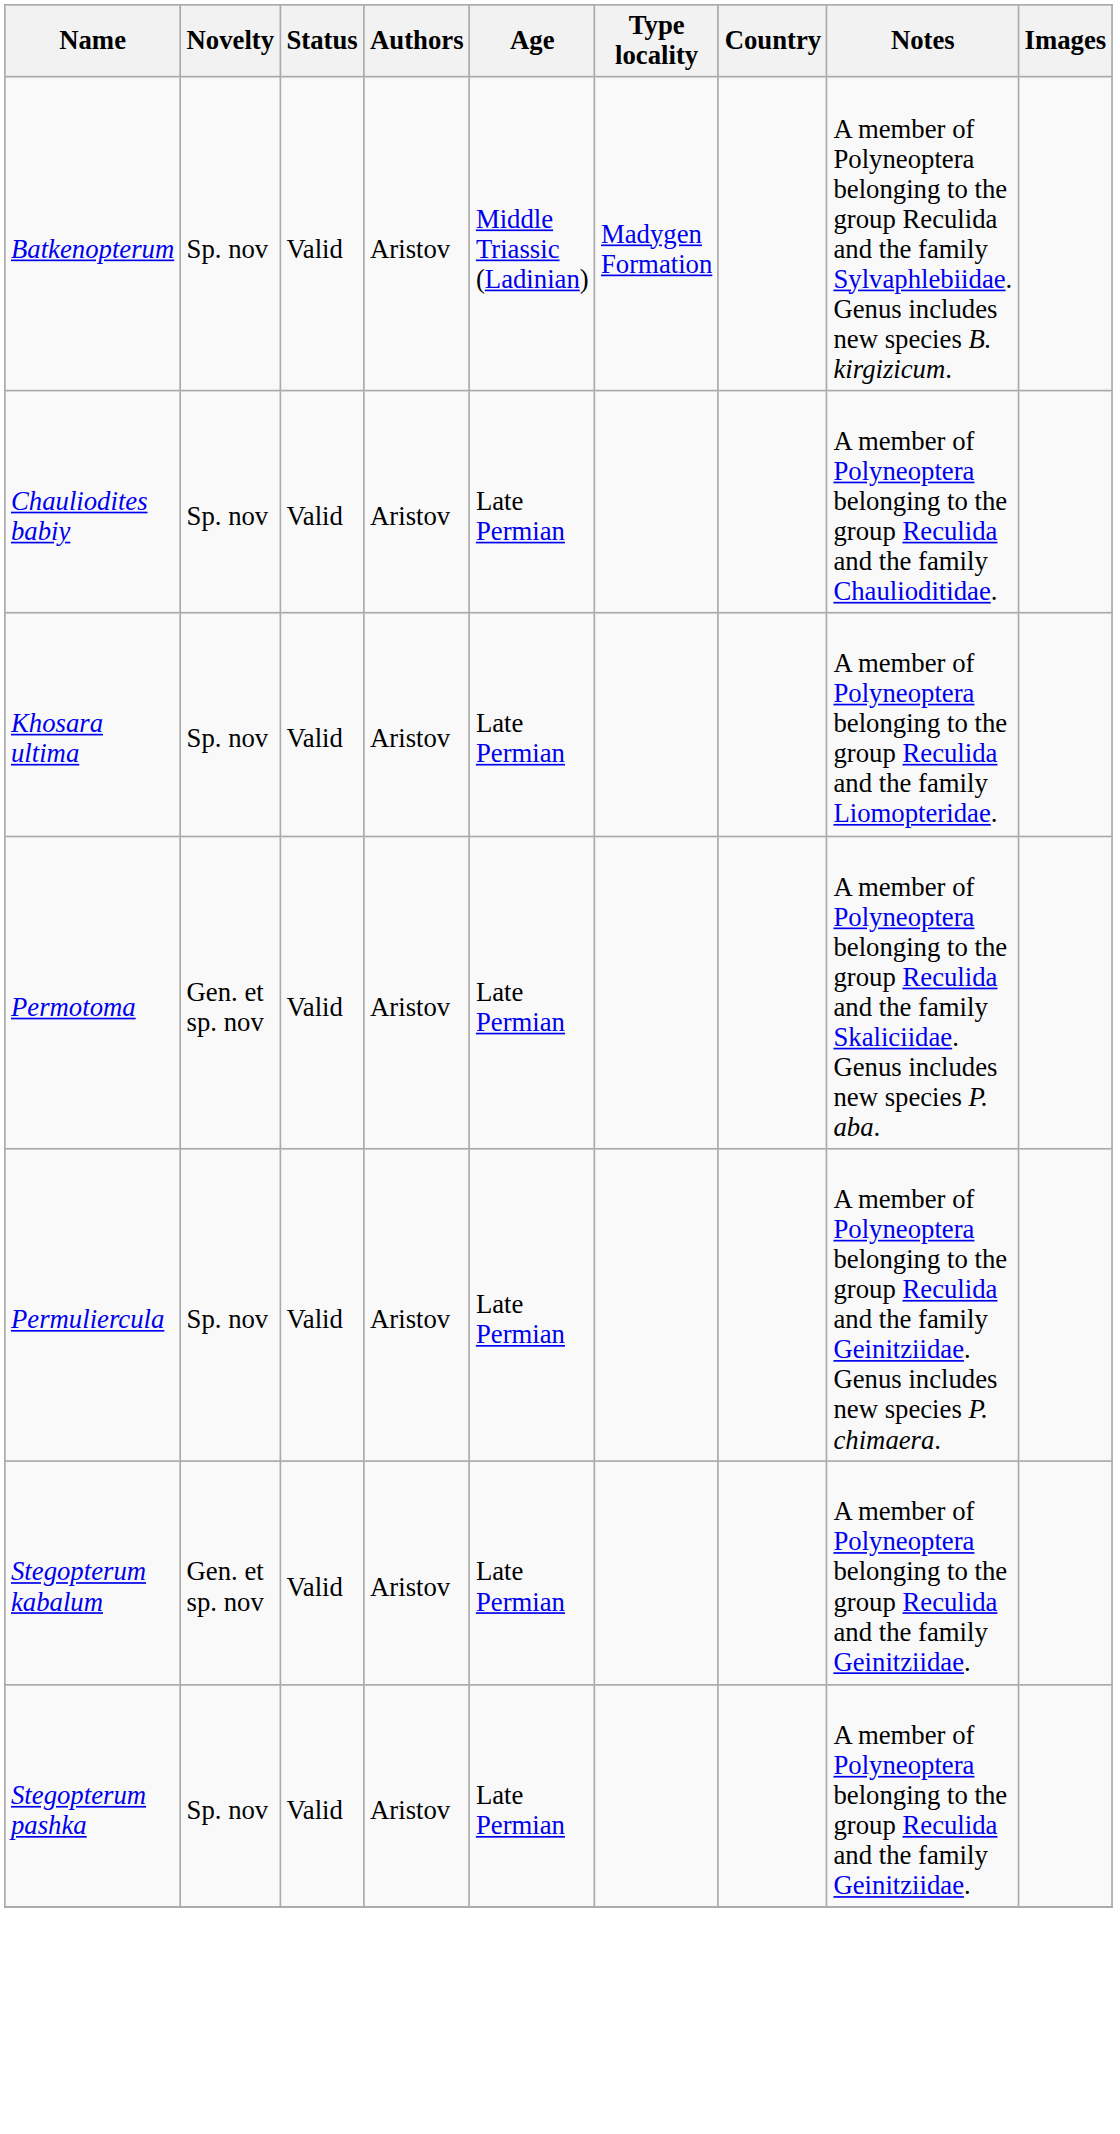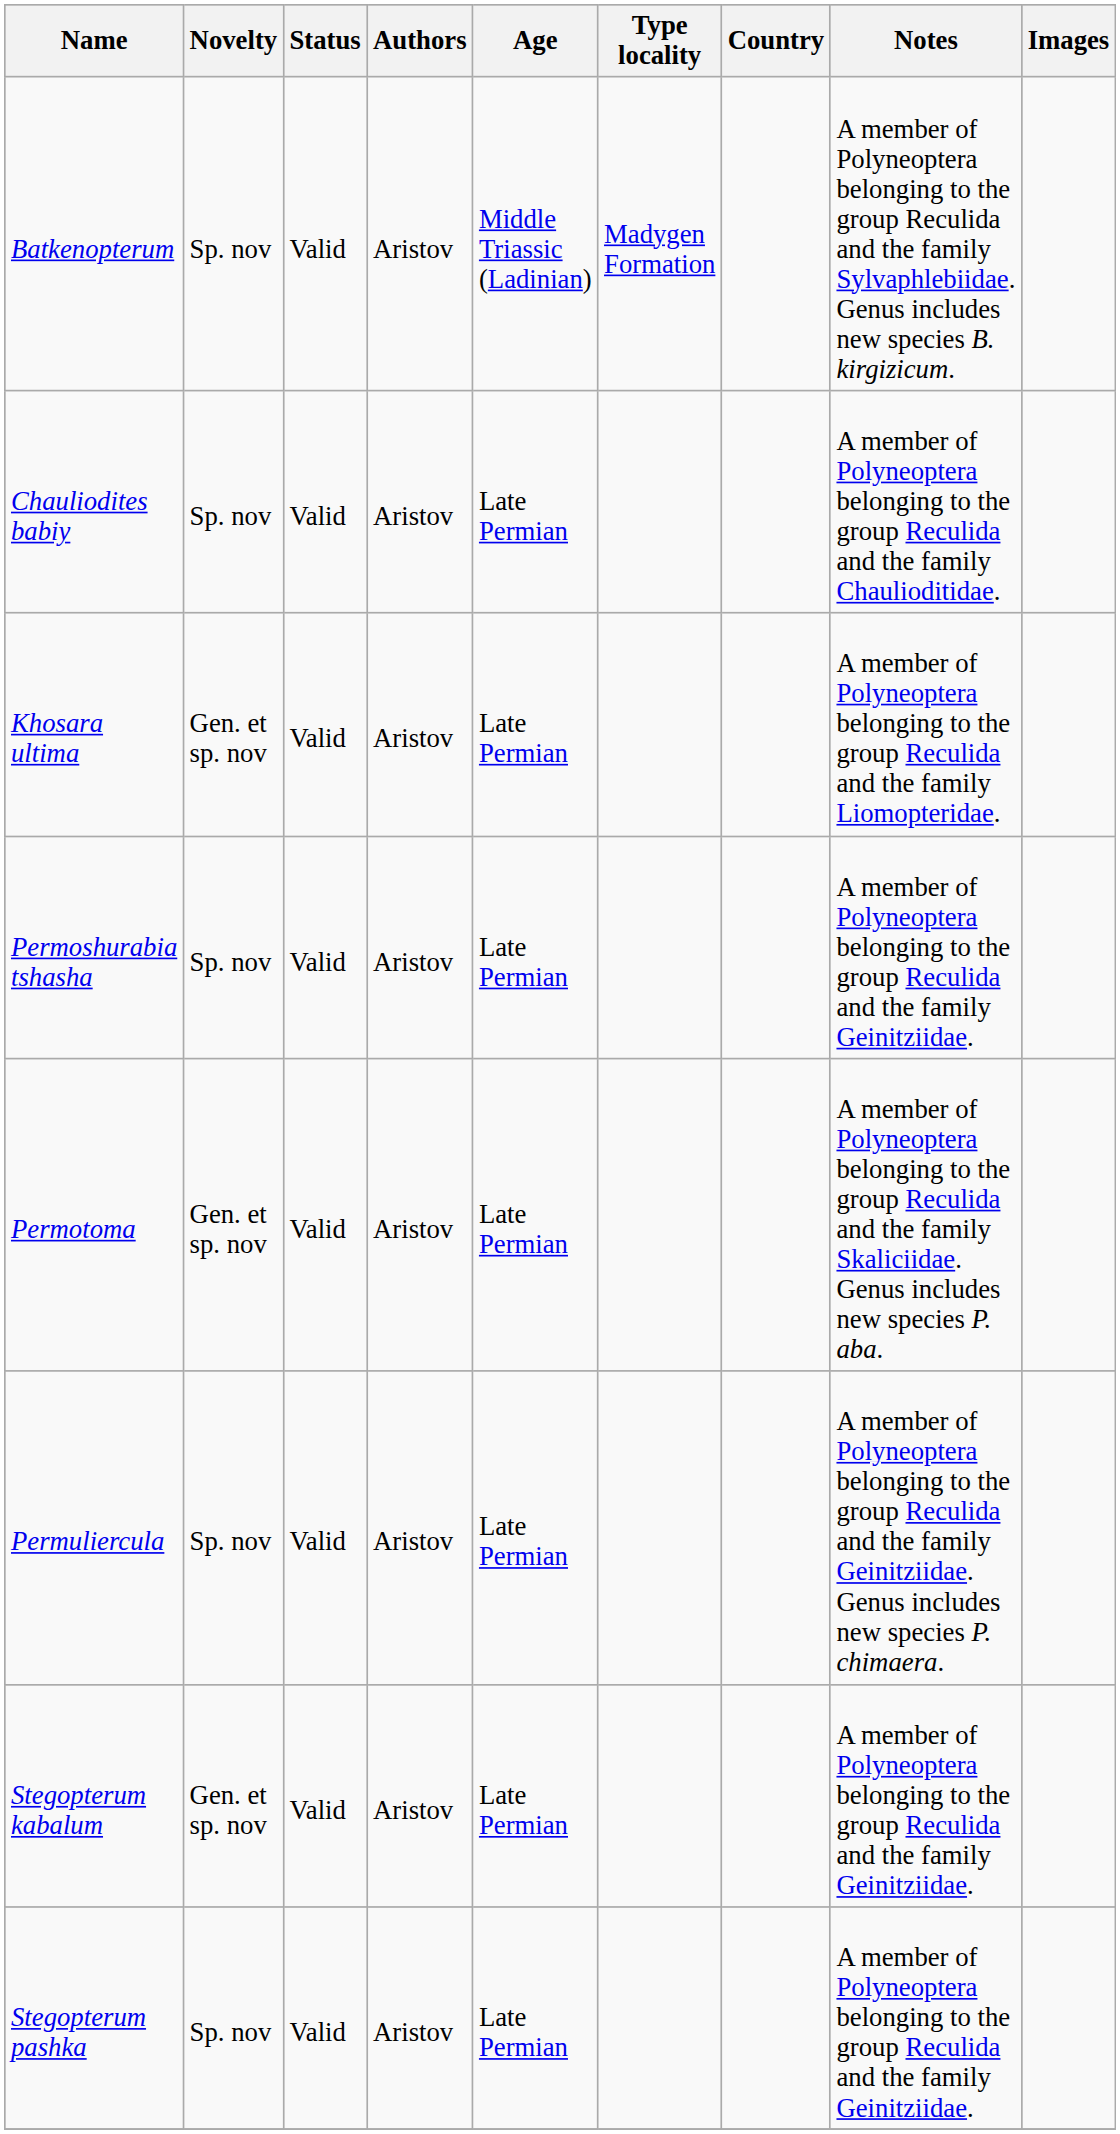(227, 738) Sp. nov -> (228, 738) Gen. et sp. nov
+ row: (94, 961)
